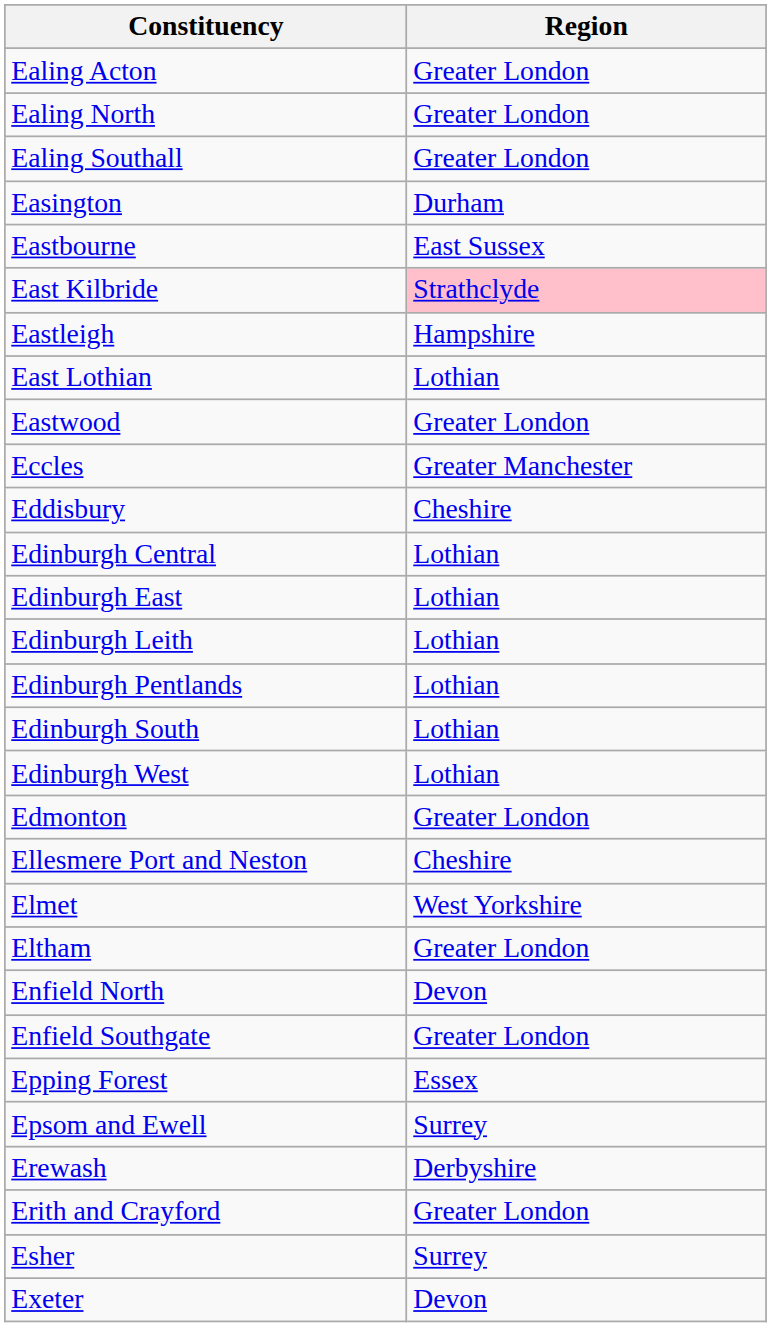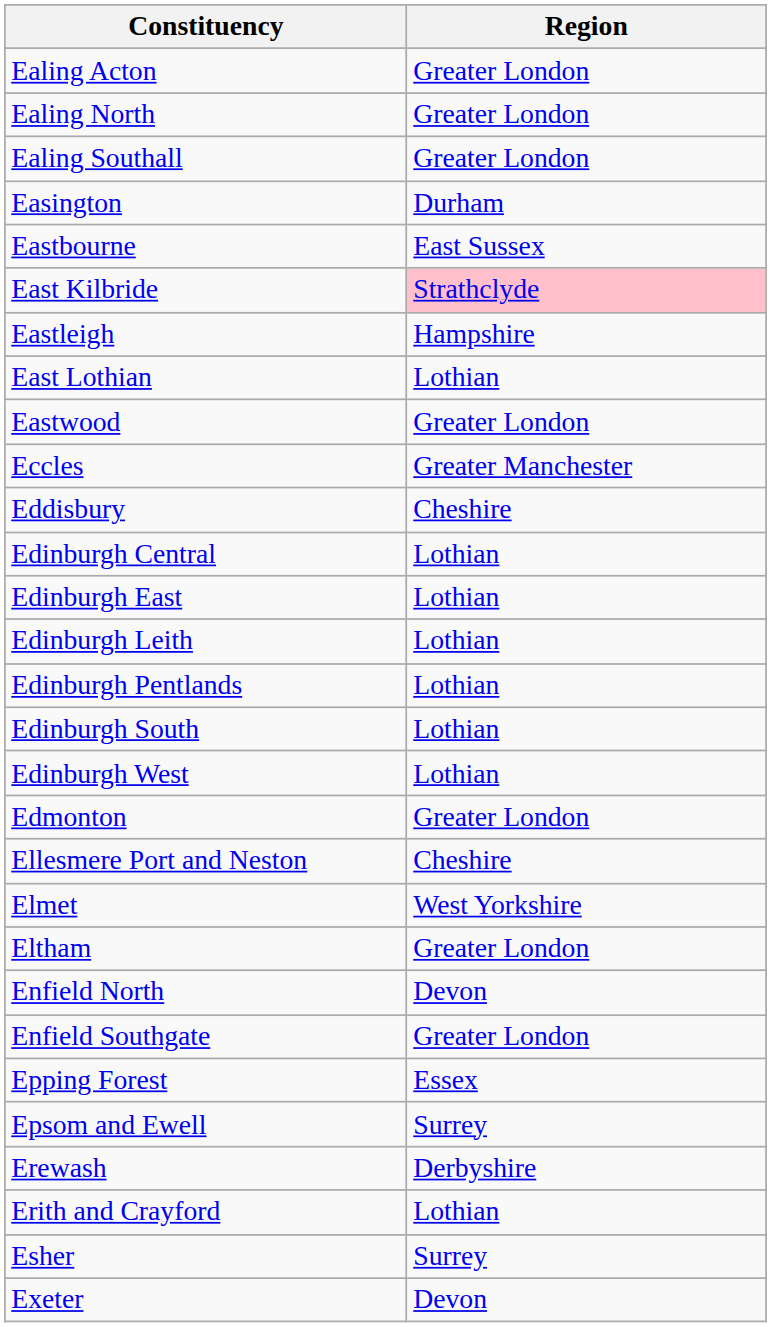(501, 1211) Greater London -> (456, 1211) Lothian
